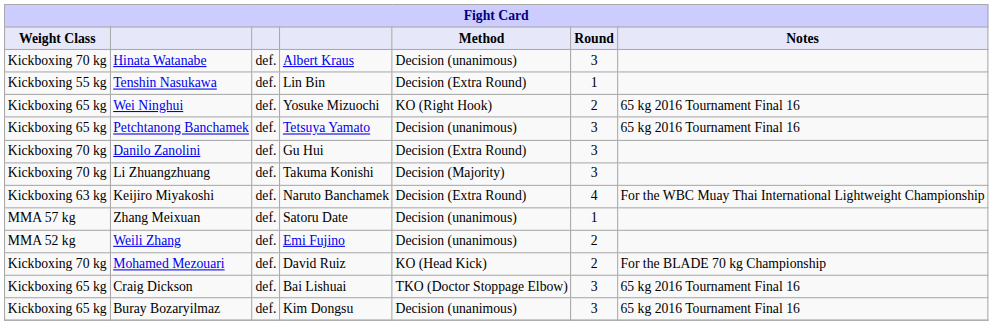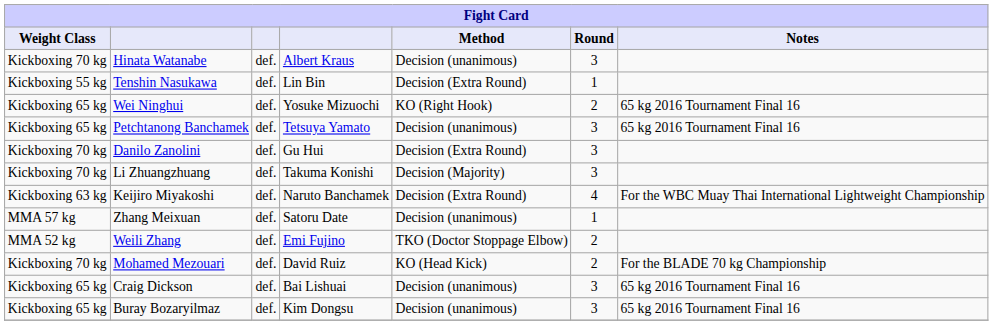(456, 241) Decision (unanimous) -> (482, 241) TKO (Doctor Stoppage Elbow)
(482, 286) TKO (Doctor Stoppage Elbow) -> (456, 286) Decision (unanimous)
